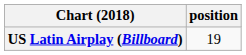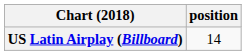(214, 38) 19 -> (214, 38) 14
